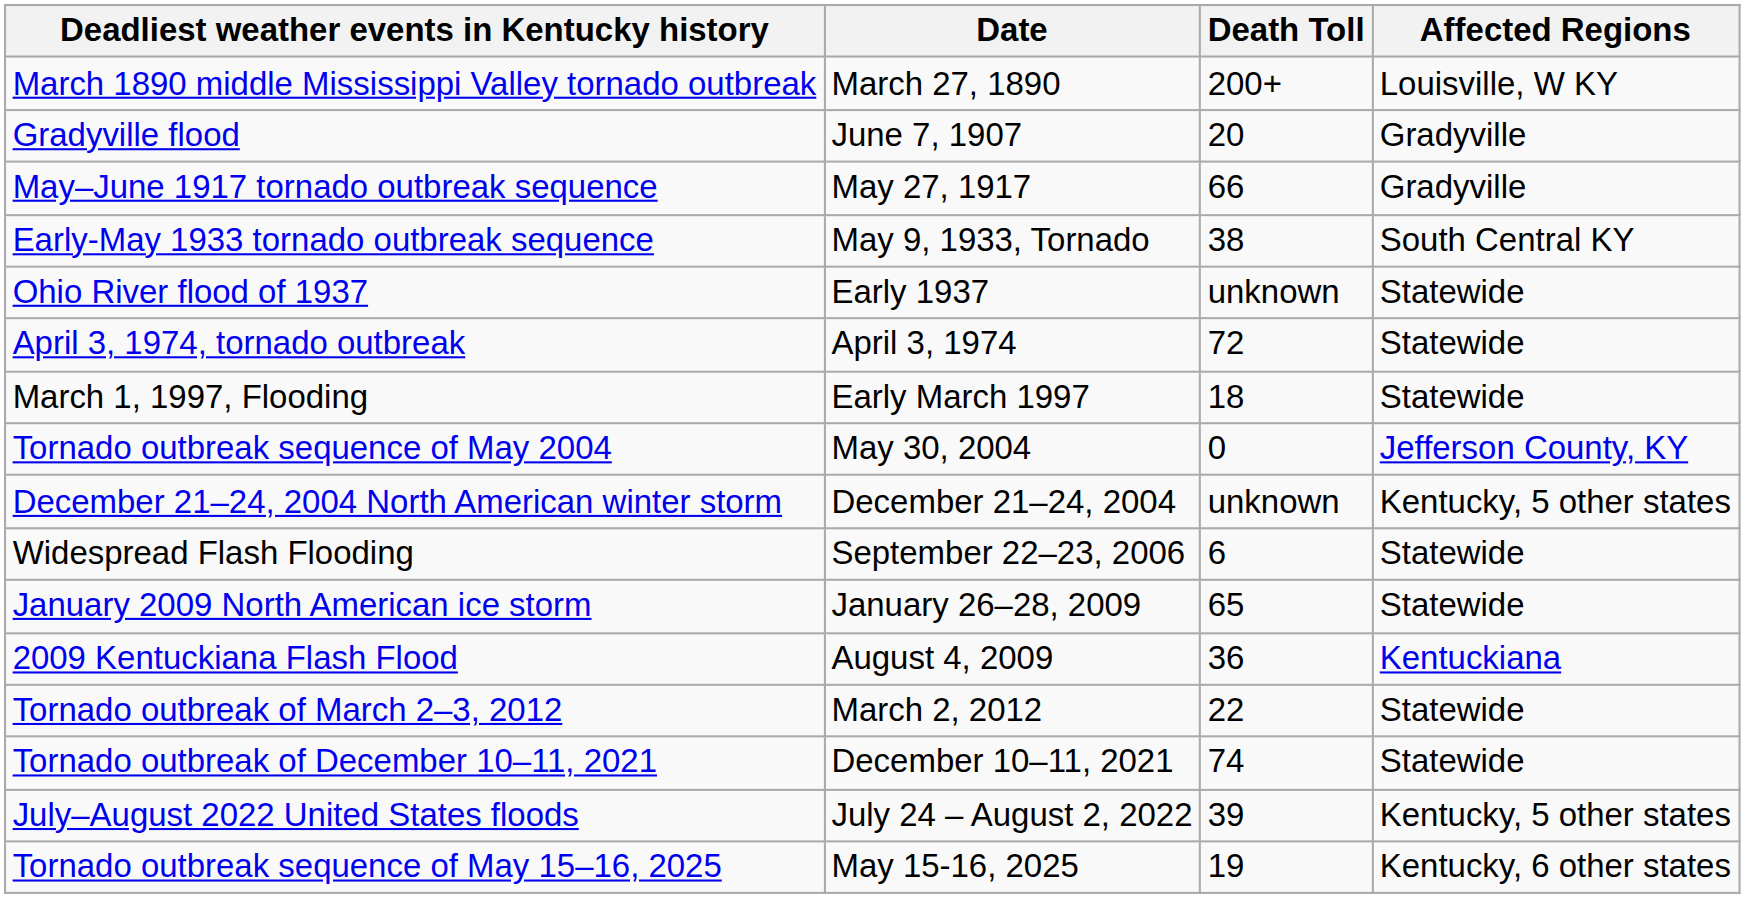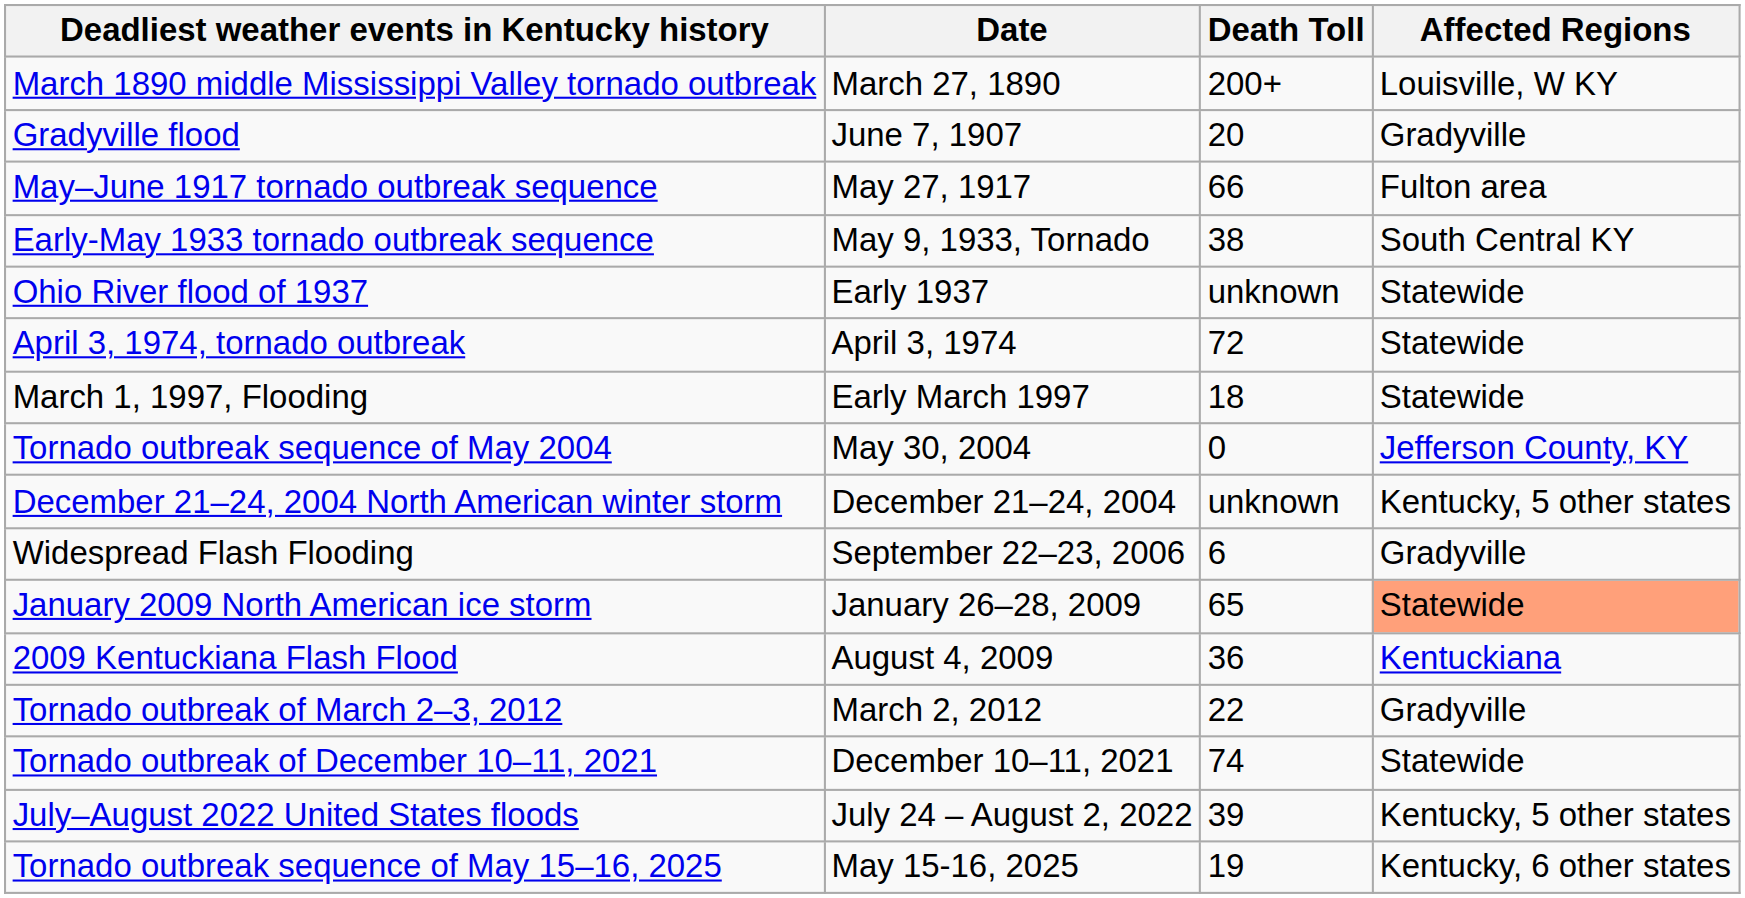(1453, 187) Gradyville -> (1463, 187) Fulton area
(1452, 553) Statewide -> (1453, 553) Gradyville
(1452, 605) no background -> (1452, 605) lightsalmon background
(1452, 710) Statewide -> (1453, 710) Gradyville
